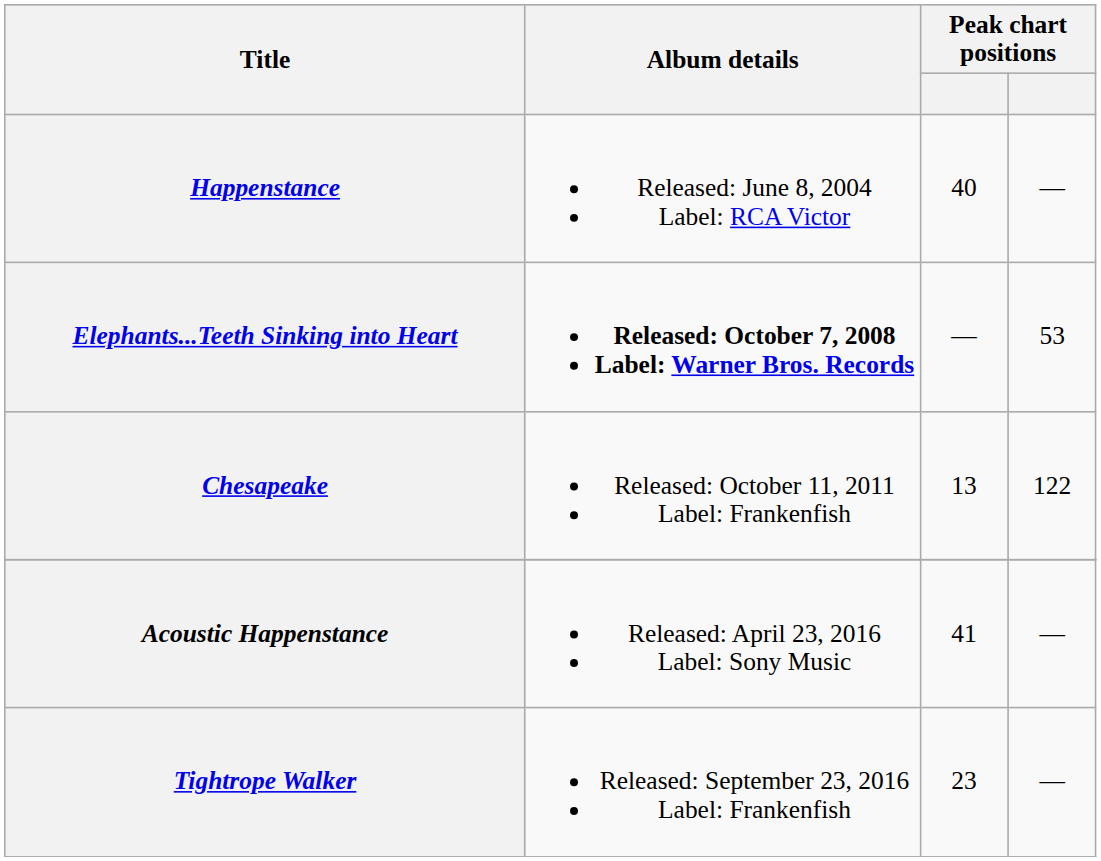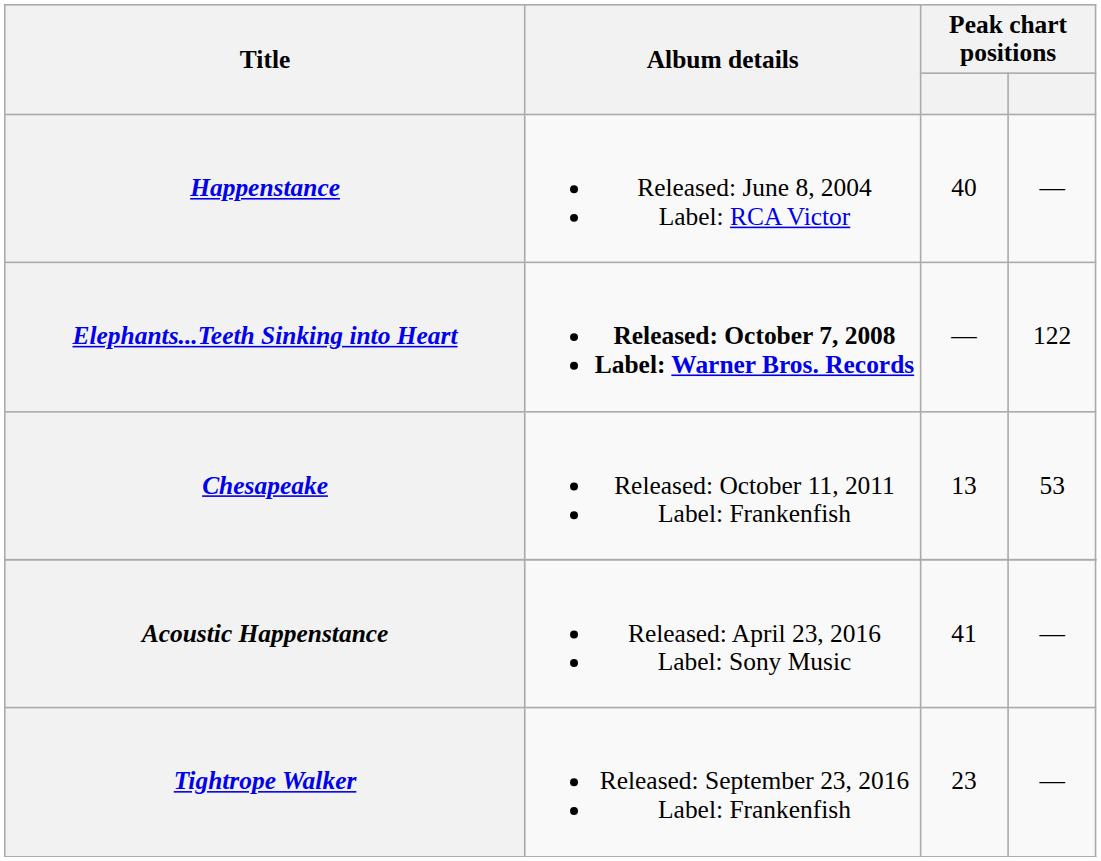(1052, 336) 53 -> (1052, 336) 122
(1052, 484) 122 -> (1052, 484) 53
